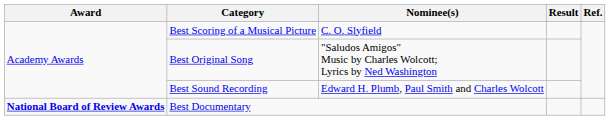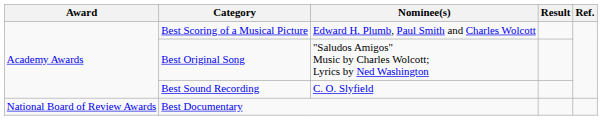(351, 30) C. O. Slyfield -> (424, 30) Edward H. Plumb, Paul Smith and Charles Wolcott
(432, 89) Edward H. Plumb, Paul Smith and Charles Wolcott -> (343, 89) C. O. Slyfield
(86, 106) bold -> (82, 106) normal
